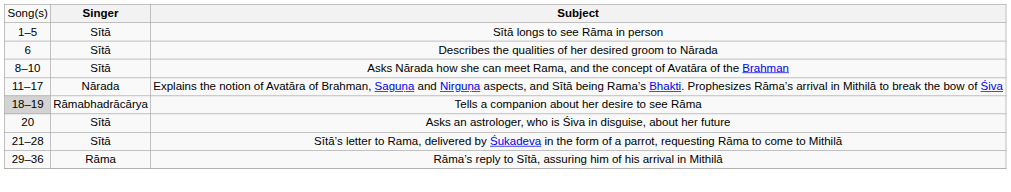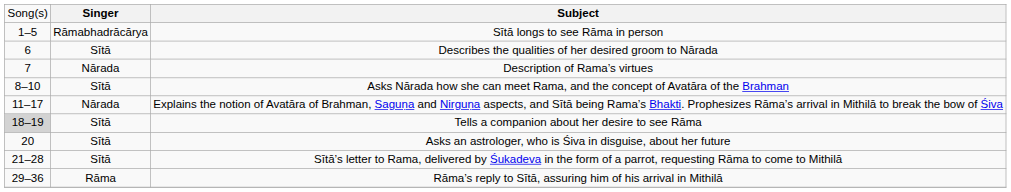(101, 31) Sītā -> (101, 31) Rāmabhadrācārya
+ row: (578, 68)
(101, 104) Rāmabhadrācārya -> (101, 123) Sītā
